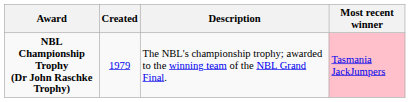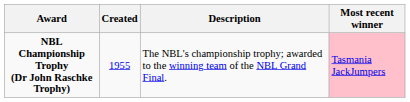(120, 65) 1979 -> (120, 65) 1955
